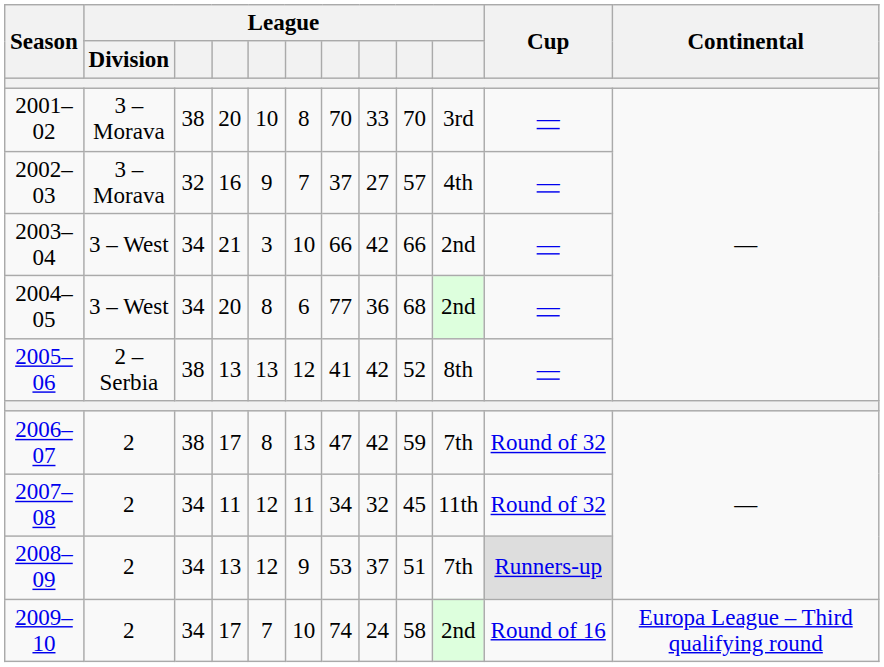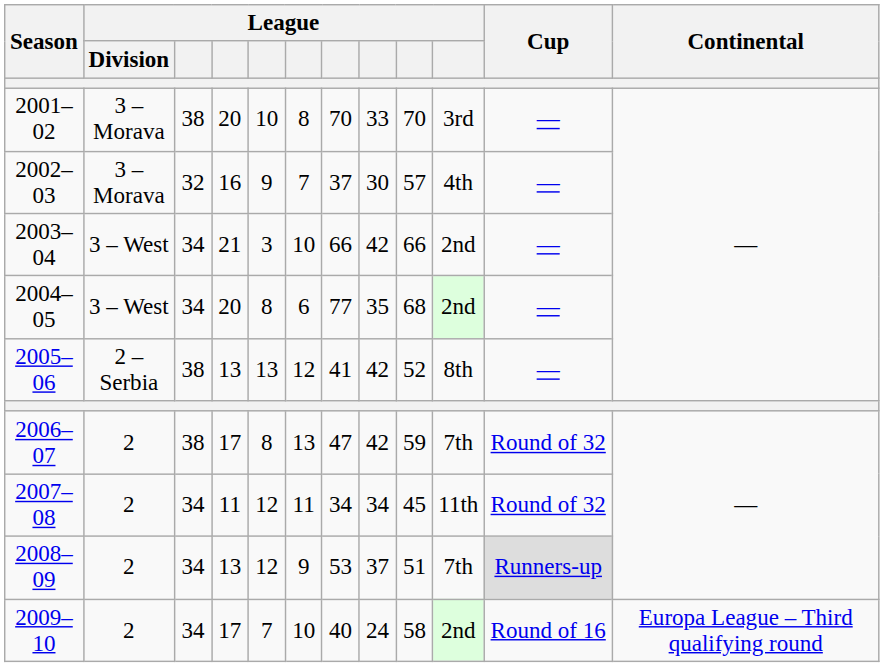(378, 181) 27 -> (378, 181) 30
(378, 306) 36 -> (378, 306) 35
(378, 504) 32 -> (378, 504) 34
(341, 629) 74 -> (341, 629) 40
